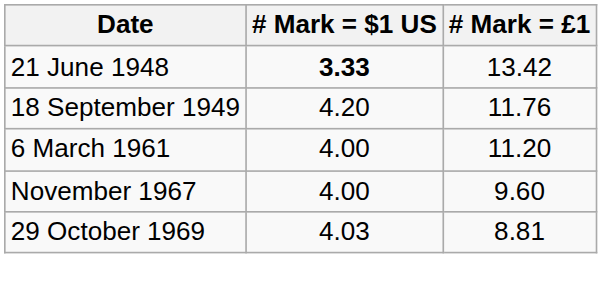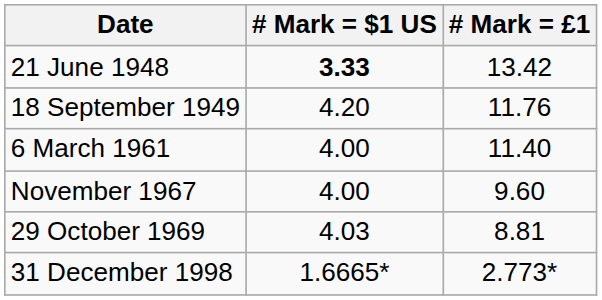(520, 149) 11.20 -> (520, 149) 11.40
+ row: (122, 273)
